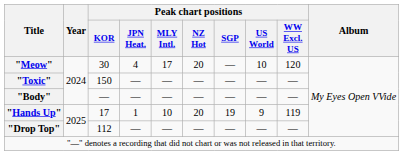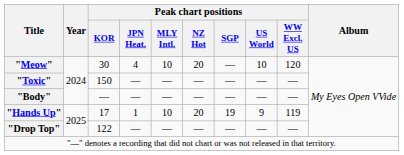(167, 64) 17 -> (167, 64) 10
(104, 128) 112 -> (104, 128) 122
